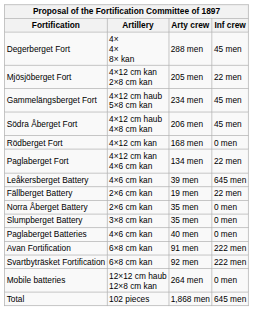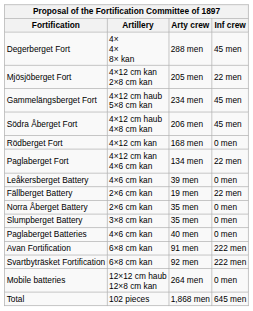(230, 180) 645 men -> (225, 180) 0 men
